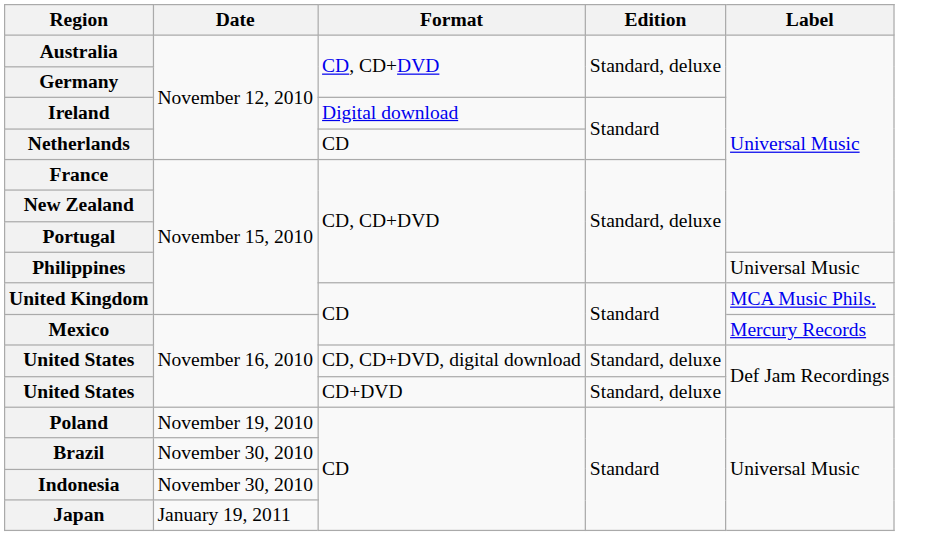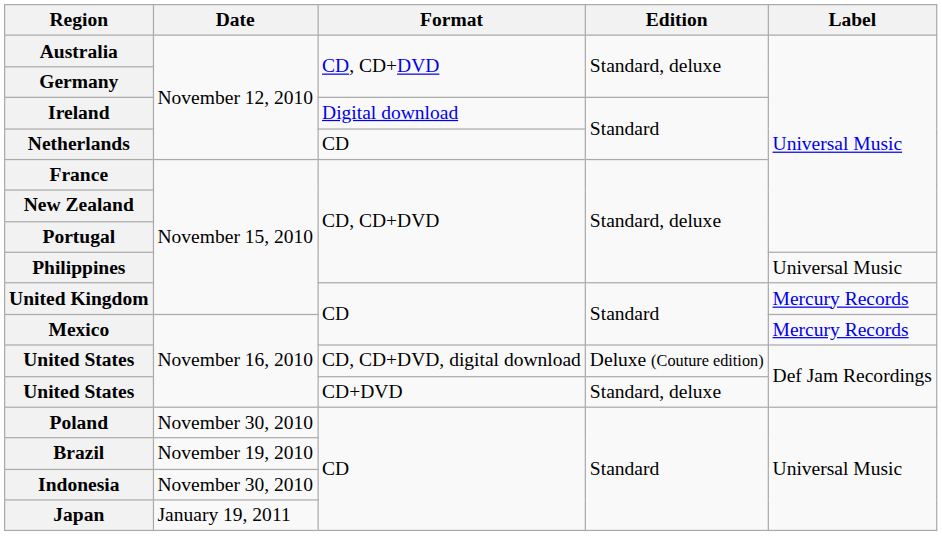(803, 298) MCA Music Phils. -> (841, 298) Mercury Records
(655, 360) Standard, deluxe -> (677, 360) Deluxe (Couture edition)
(235, 422) November 19, 2010 -> (235, 422) November 30, 2010
(235, 453) November 30, 2010 -> (235, 453) November 19, 2010
